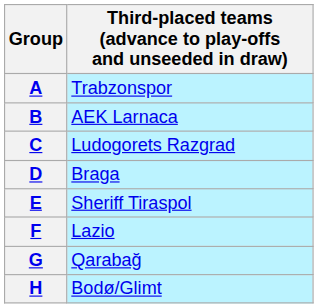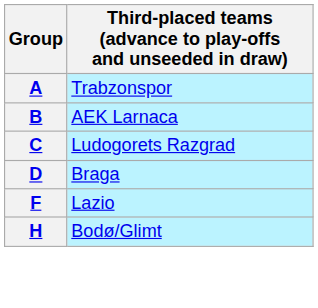- row: (36, 202)
- row: (36, 260)
